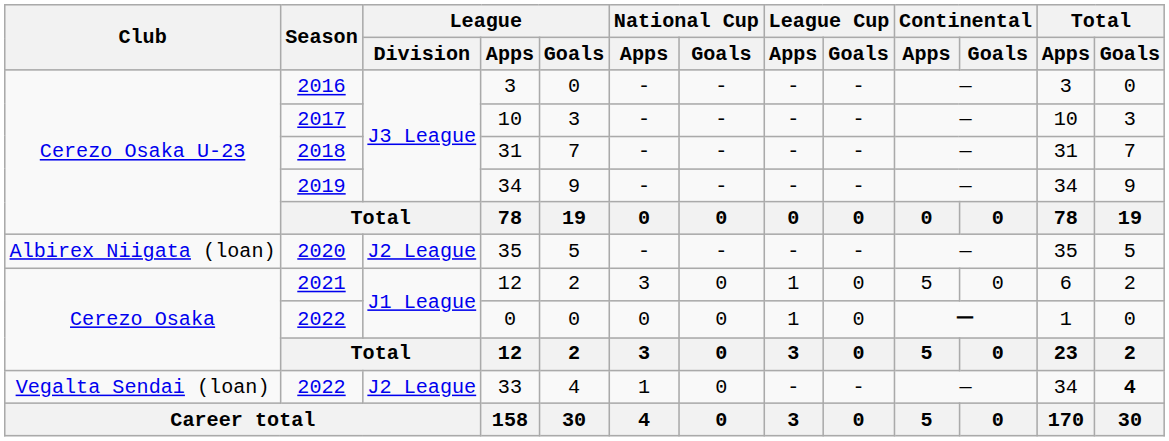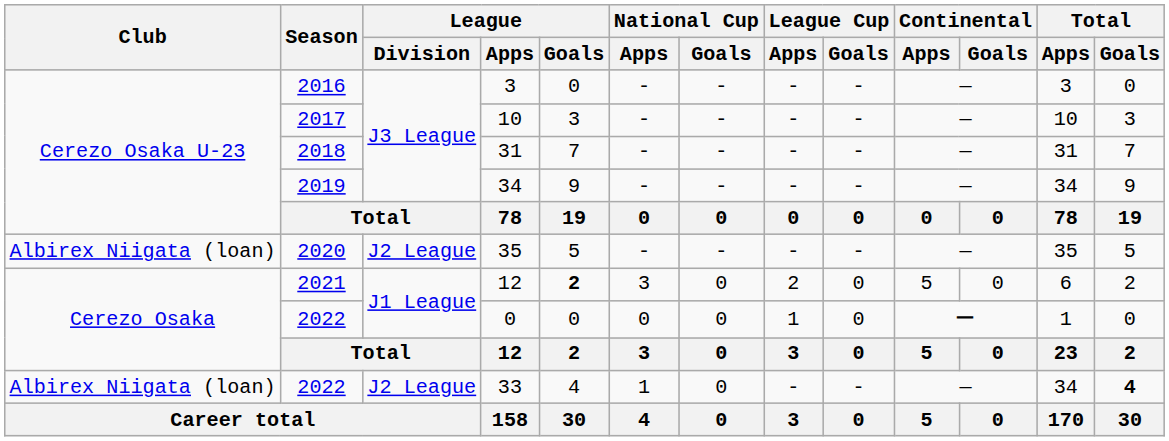(574, 284) normal -> (574, 284) bold
(793, 284) 1 -> (793, 284) 2
(143, 387) Vegalta Sendai (loan) -> (143, 387) Albirex Niigata (loan)
